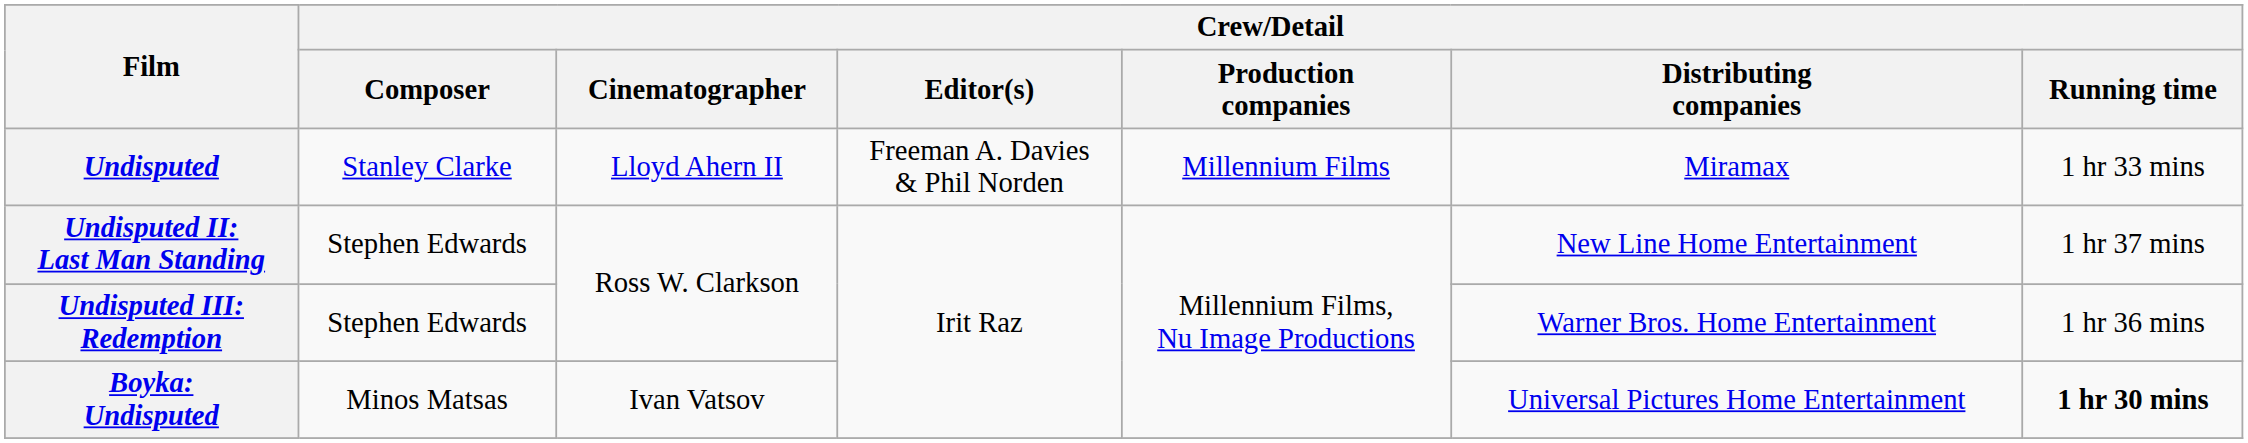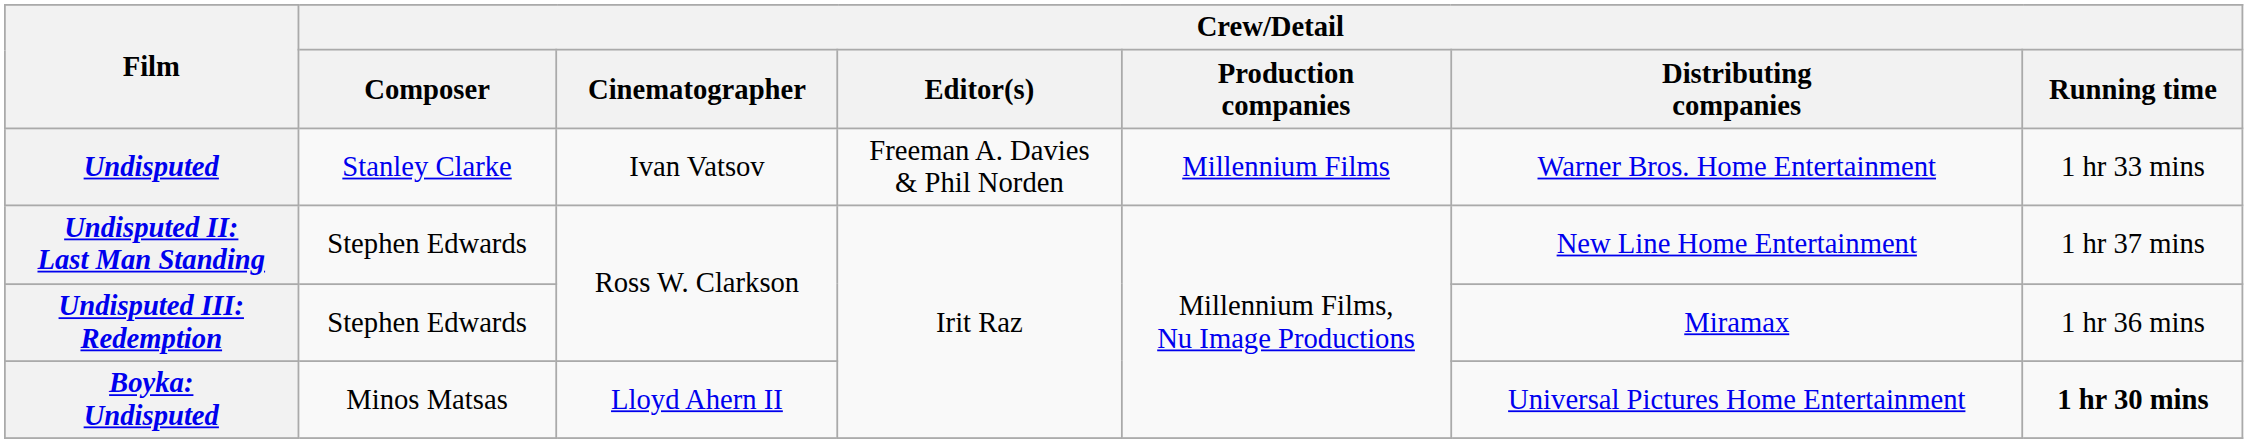(697, 166) Lloyd Ahern II -> (697, 166) Ivan Vatsov
(1737, 166) Miramax -> (1737, 166) Warner Bros. Home Entertainment
(1737, 321) Warner Bros. Home Entertainment -> (1737, 321) Miramax
(697, 399) Ivan Vatsov -> (697, 399) Lloyd Ahern II
